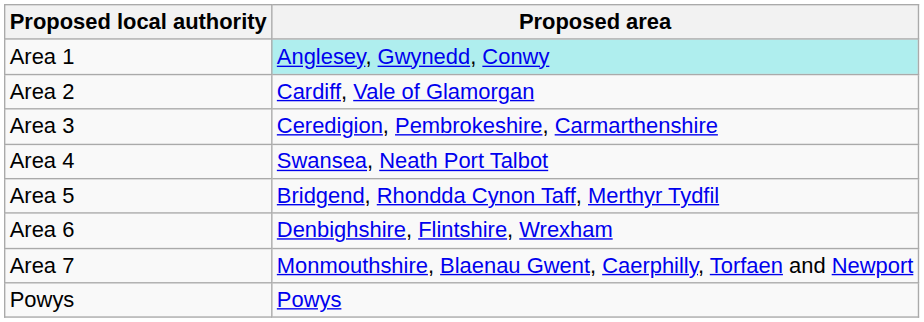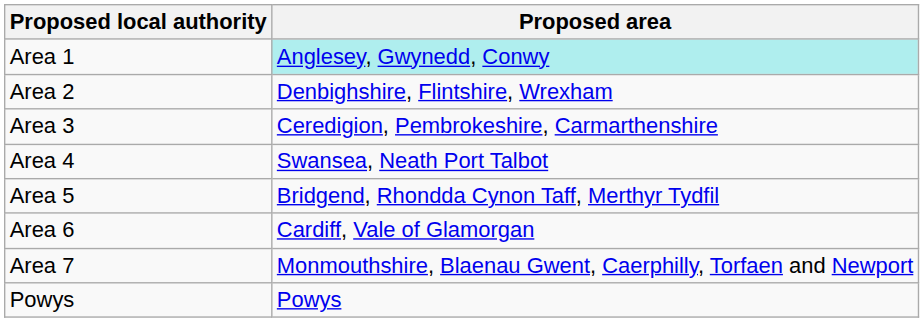(406, 91) Cardiff, Vale of Glamorgan -> (445, 91) Denbighshire, Flintshire, Wrexham
(445, 230) Denbighshire, Flintshire, Wrexham -> (406, 230) Cardiff, Vale of Glamorgan
